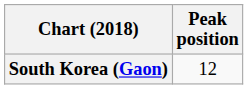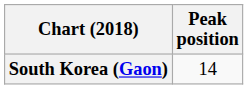(208, 68) 12 -> (208, 68) 14
